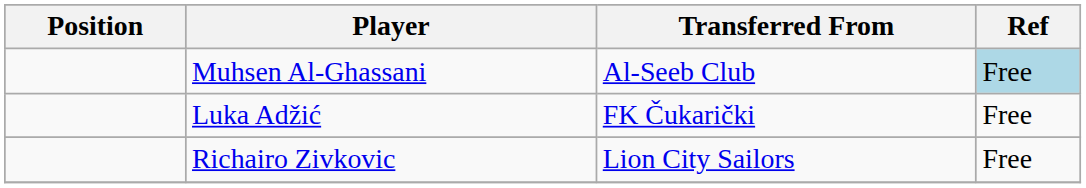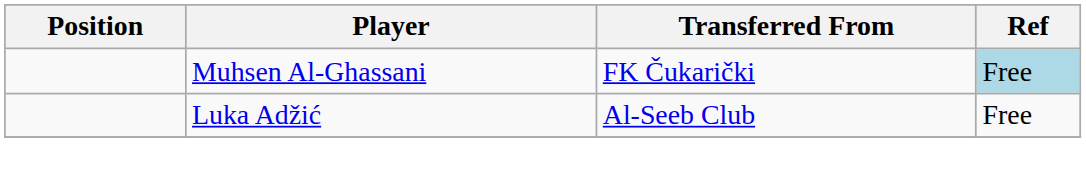(679, 70) Al-Seeb Club -> (679, 70) FK Čukarički
(679, 114) FK Čukarički -> (679, 114) Al-Seeb Club
- row: (294, 159)
